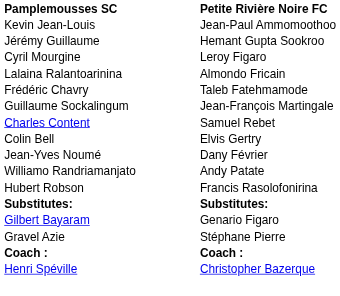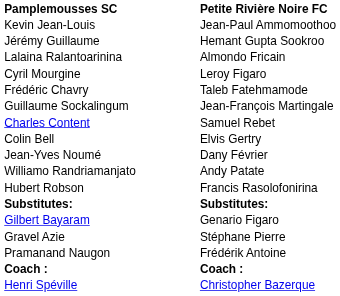rows swapped: (42, 57) <-> (63, 74)
+ row: (57, 253)
